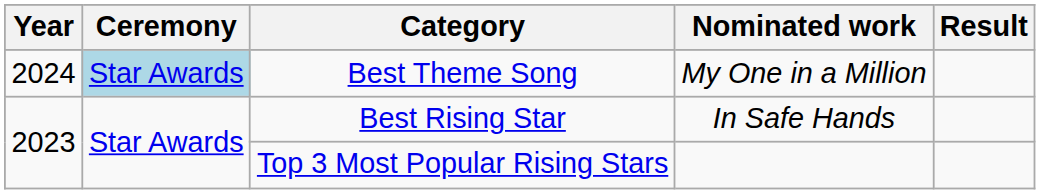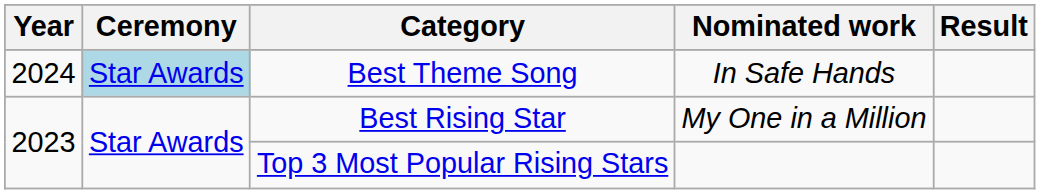(804, 73) My One in a Million -> (804, 73) In Safe Hands
(804, 118) In Safe Hands -> (804, 118) My One in a Million
